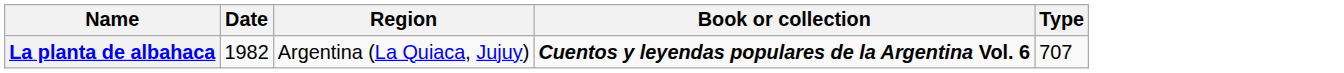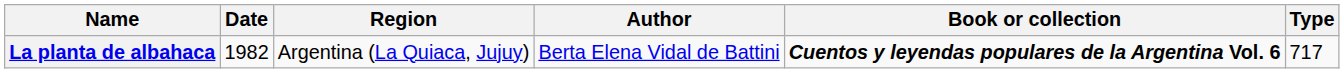+ column: (659, 20)
(1056, 51) 707 -> (1306, 51) 717
